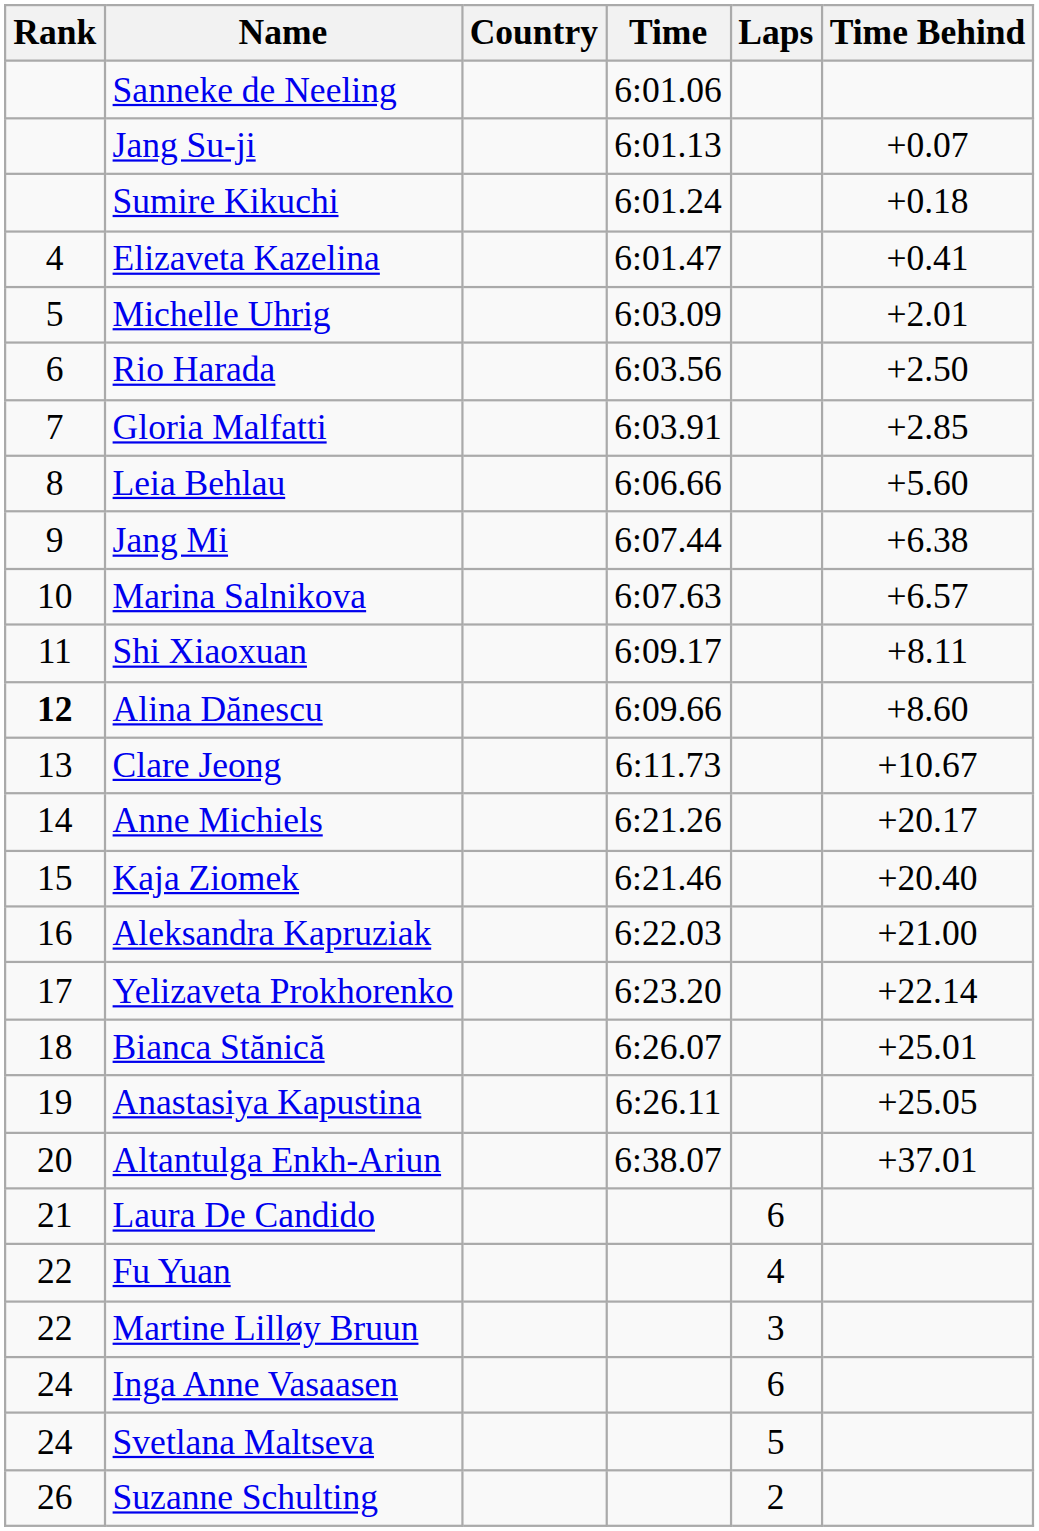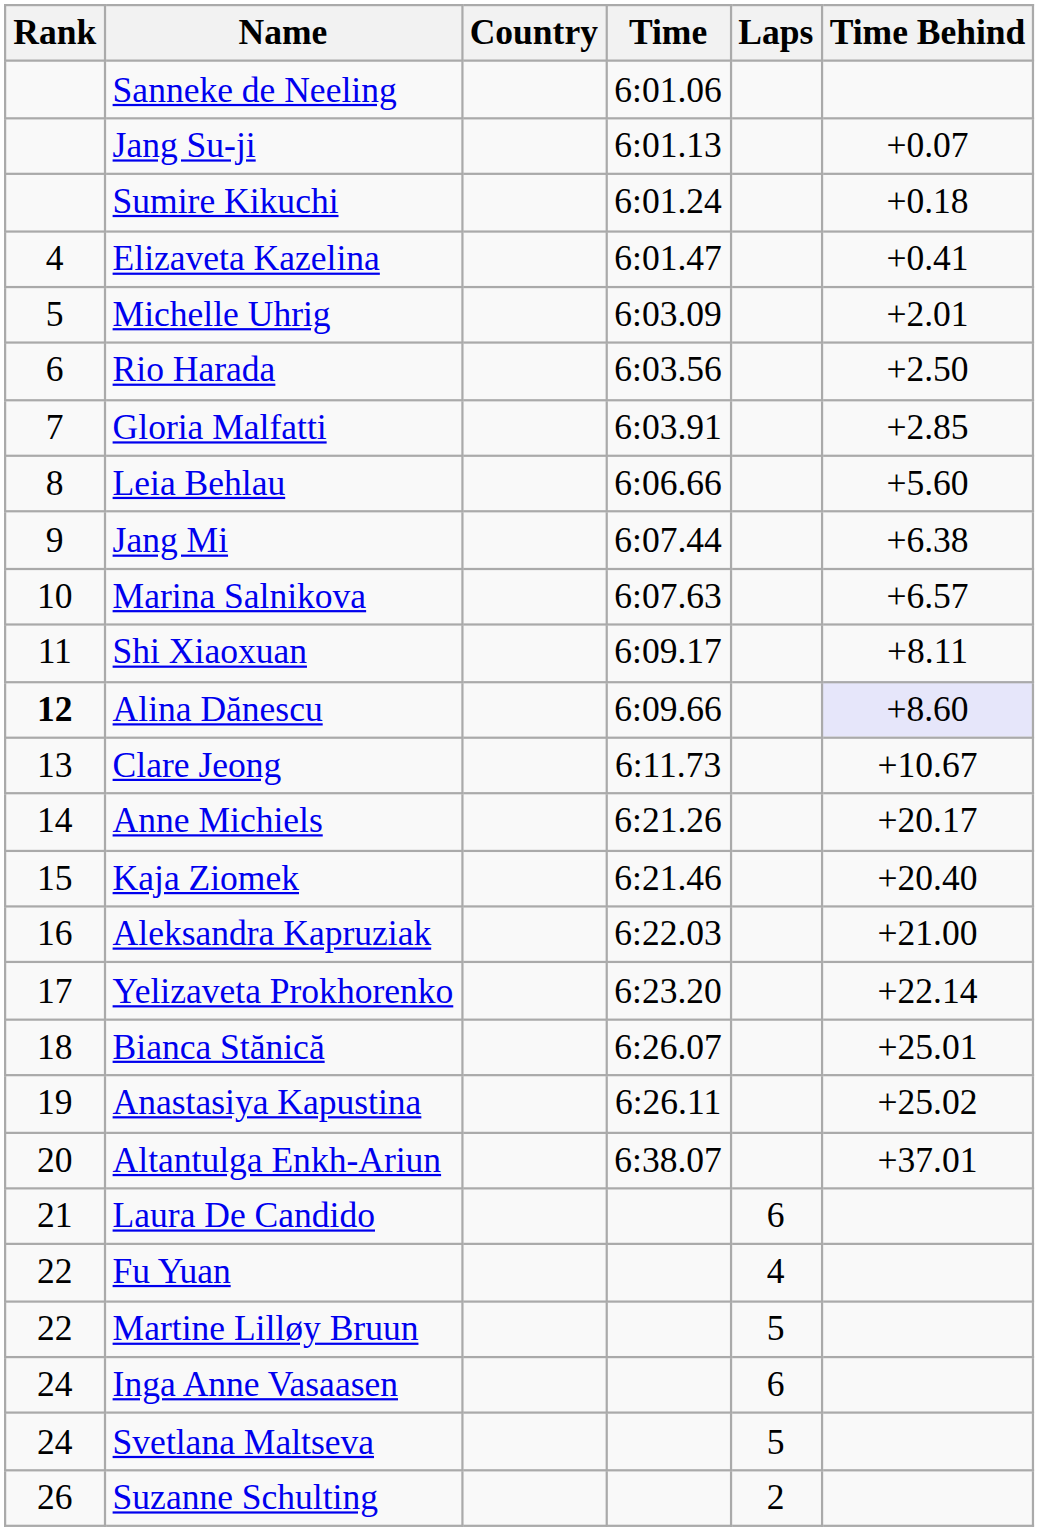(927, 708) no background -> (927, 708) lavender background
(927, 1102) +25.05 -> (927, 1102) +25.02
(776, 1328) 3 -> (776, 1328) 5
